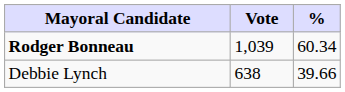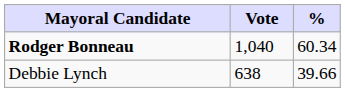(254, 45) 1,039 -> (254, 45) 1,040
